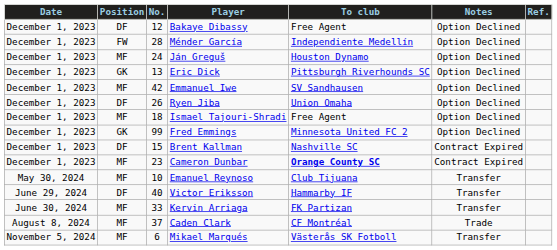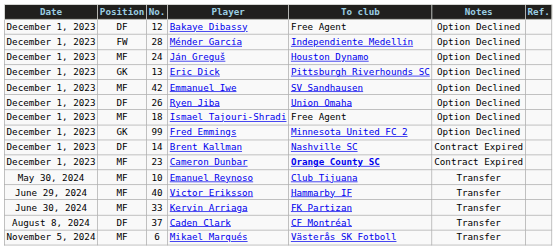(157, 147) 15 -> (157, 147) 14
(122, 192) DF -> (122, 192) MF
(122, 222) MF -> (122, 222) DF
(479, 222) Trade -> (479, 222) Transfer
